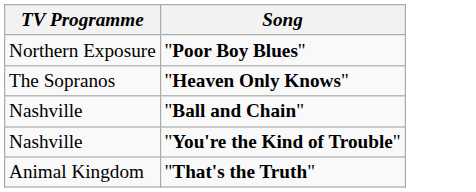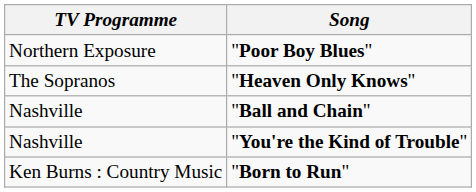- row: (240, 171)
+ row: (290, 171)
